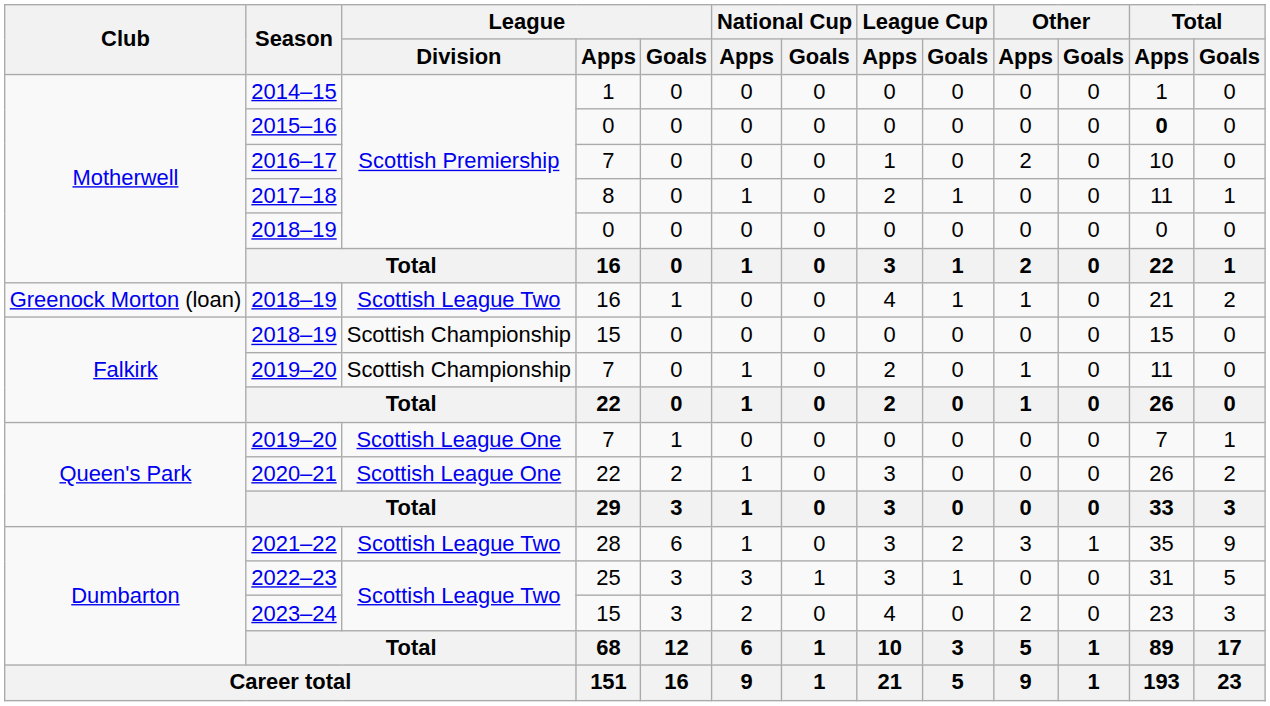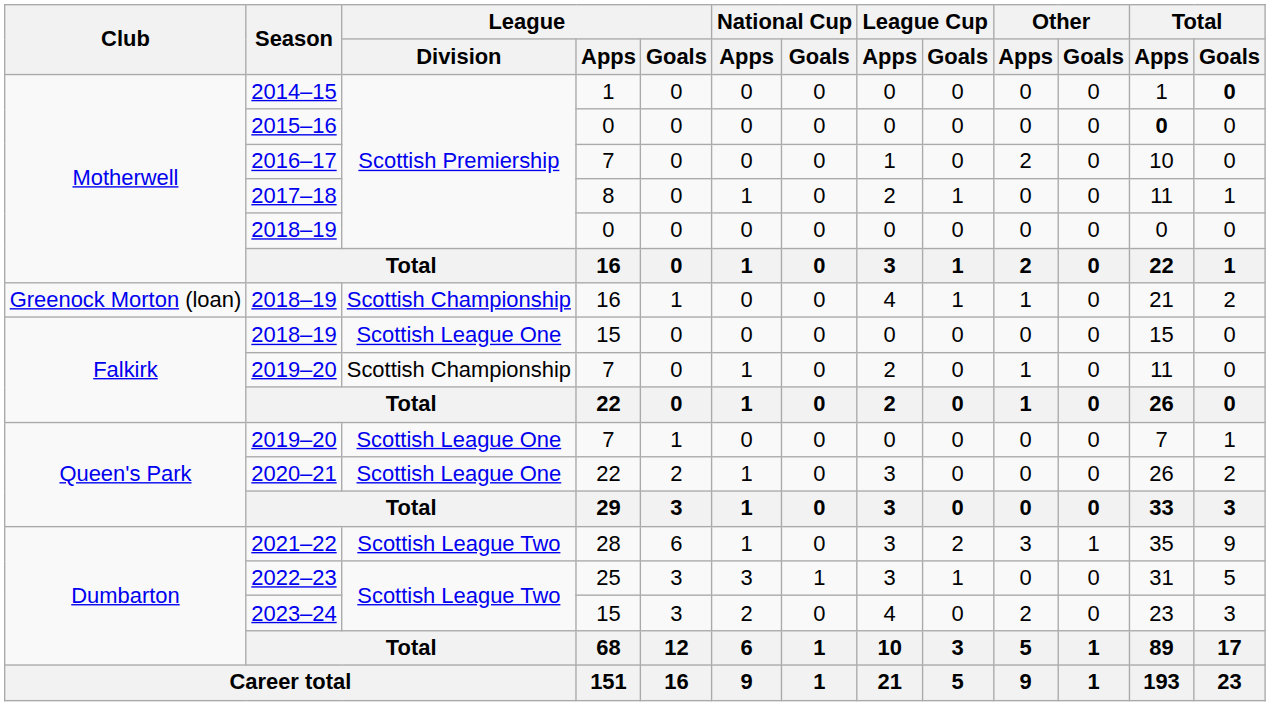(1230, 91) normal -> (1230, 91) bold
(459, 299) Scottish League Two -> (459, 299) Scottish Championship
(459, 334) Scottish Championship -> (459, 334) Scottish League One
